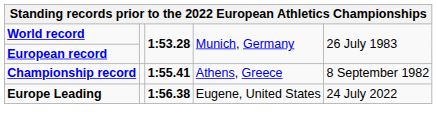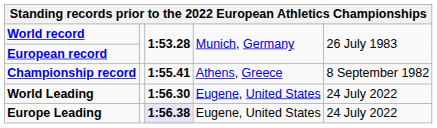+ row: (50, 93)
(169, 93) no background -> (169, 113) lavender background
